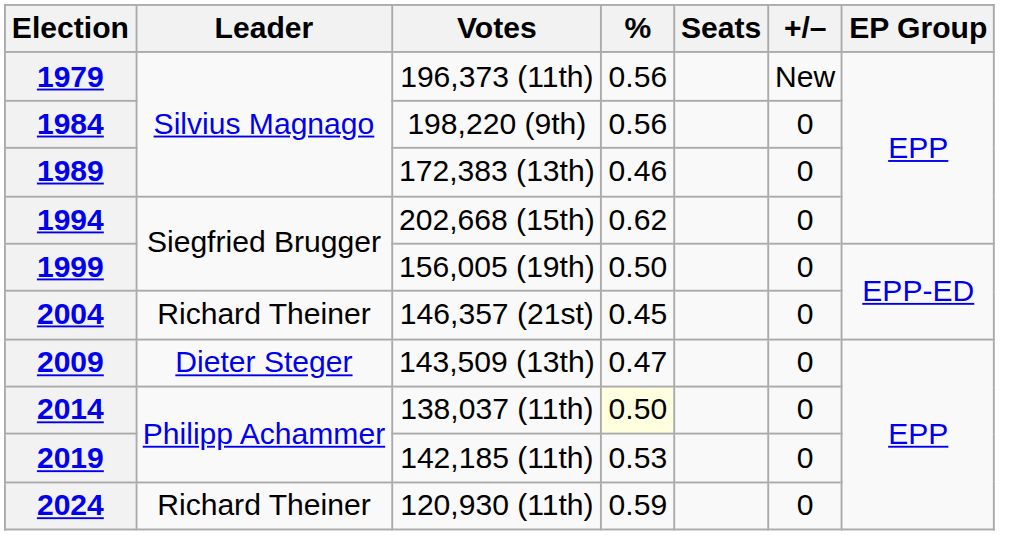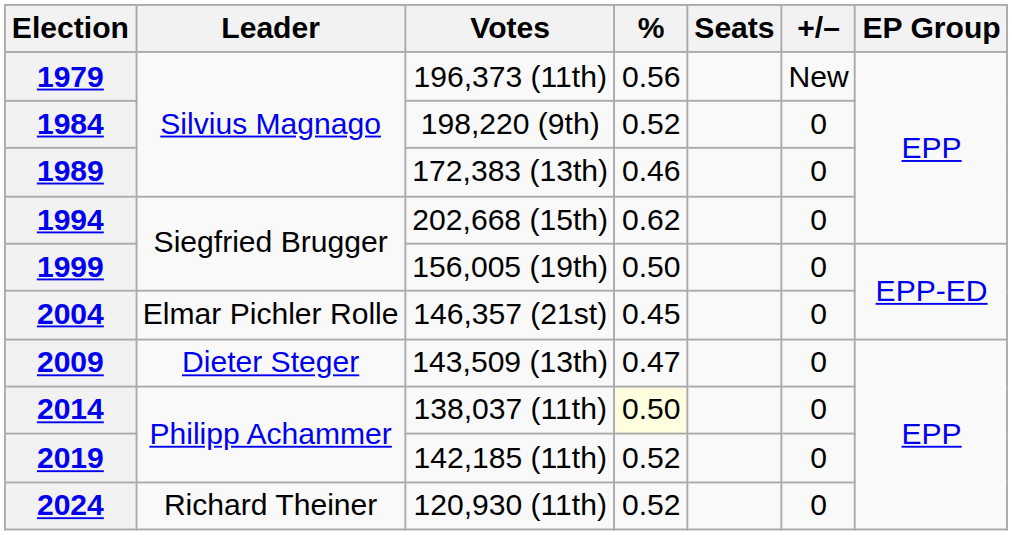(638, 123) 0.56 -> (651, 123) 0.52
(264, 314) Richard Theiner -> (271, 314) Elmar Pichler Rolle
(638, 457) 0.53 -> (651, 457) 0.52
(638, 505) 0.59 -> (651, 505) 0.52
